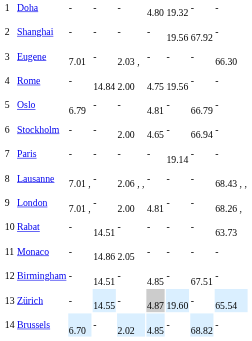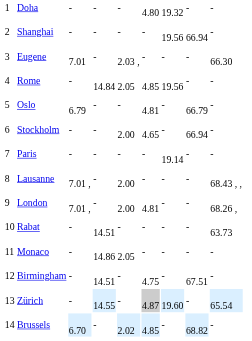(202, 37) 67.92 -> (197, 37) 66.94
(126, 86) 2.00 -> (126, 86) 2.05
(155, 86) 4.75 -> (151, 86) 4.85
(131, 184) 2.06 , , -> (126, 184) 2.00
(155, 281) 4.85 -> (151, 281) 4.75
